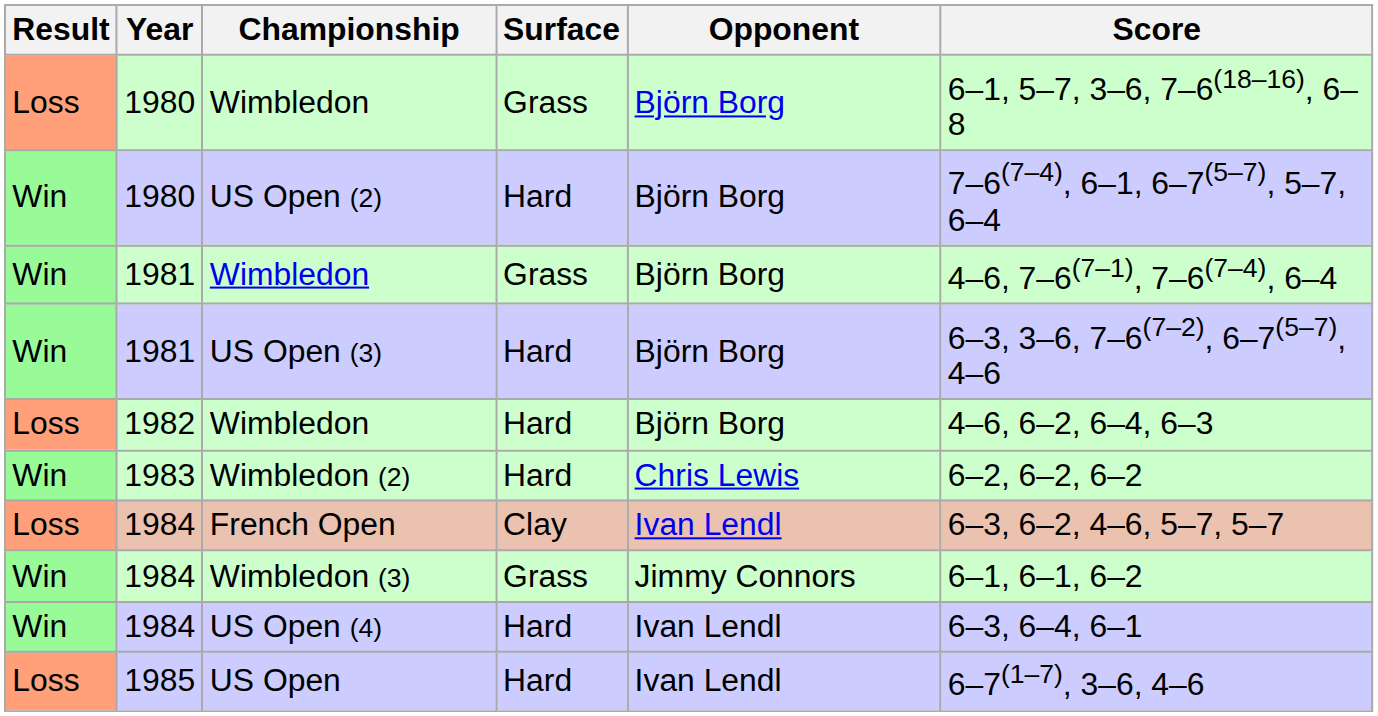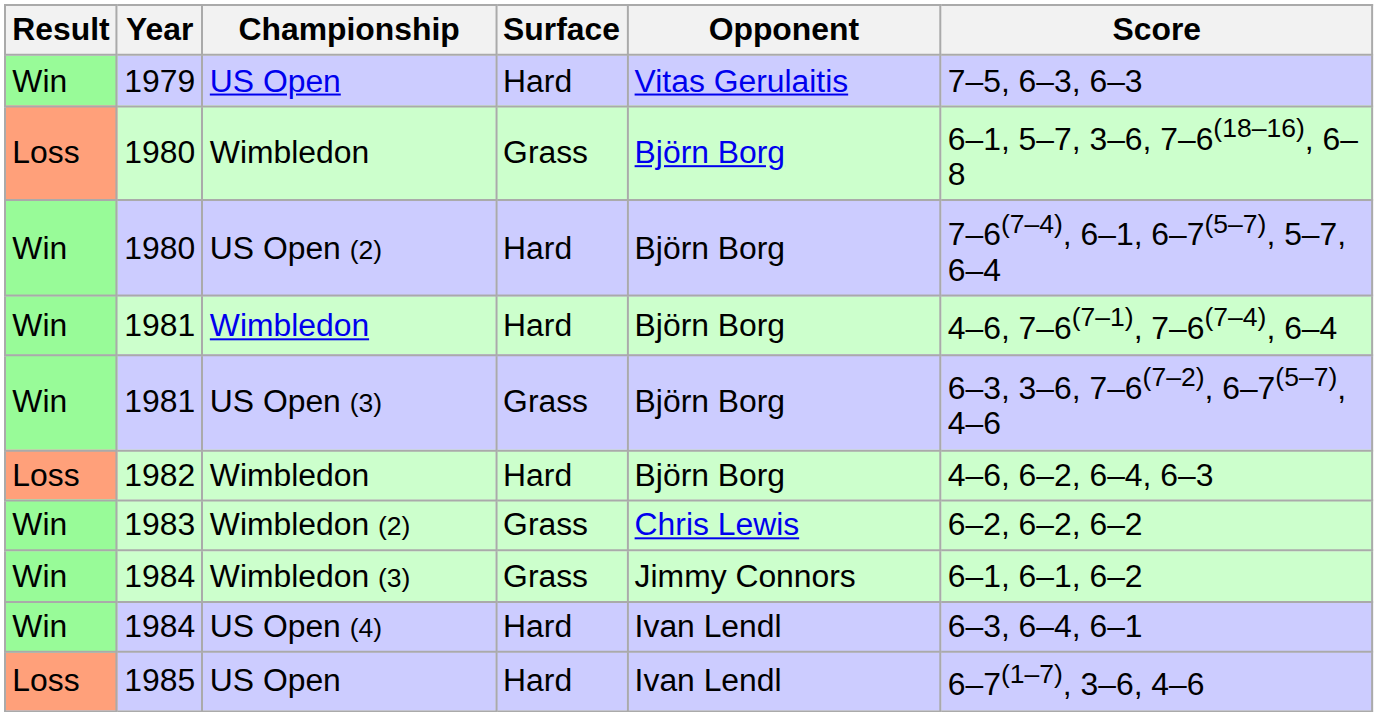+ row: (160, 80)
(546, 274) Grass -> (538, 324) Hard
(538, 351) Hard -> (546, 401) Grass
(538, 474) Hard -> (546, 525) Grass
- row: (160, 525)
